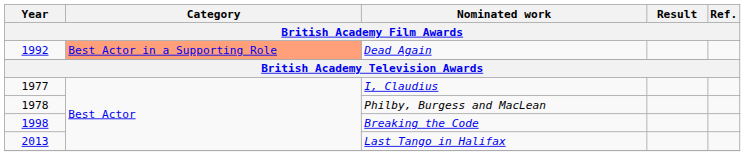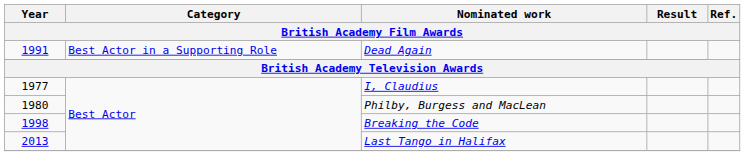(35, 50) 1992 -> (35, 50) 1991
(173, 50) lightsalmon background -> (173, 50) no background
(35, 105) 1978 -> (35, 105) 1980
